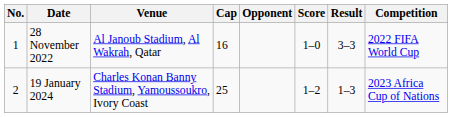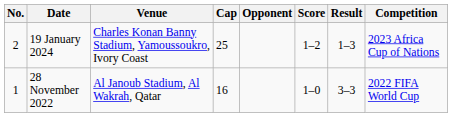rows swapped: (54, 45) <-> (55, 90)
